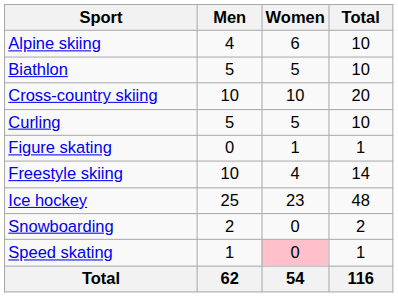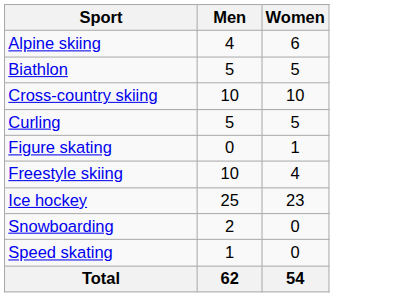- column: (361, 17)
(295, 252) pink background -> (295, 252) no background
